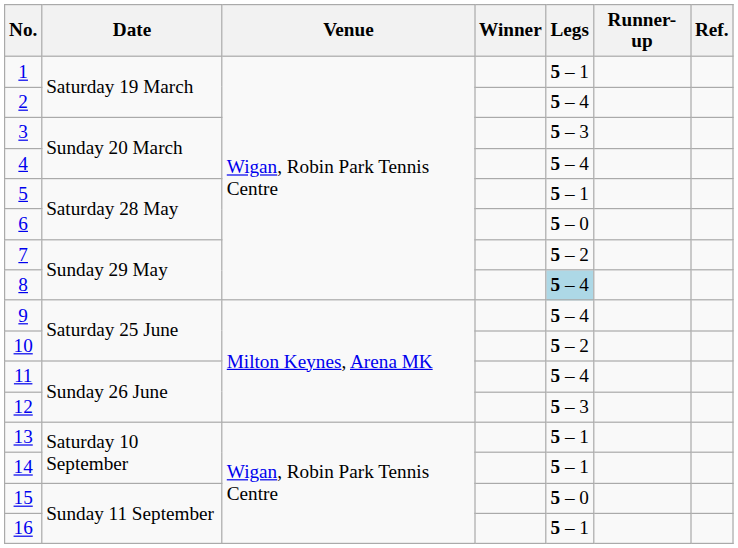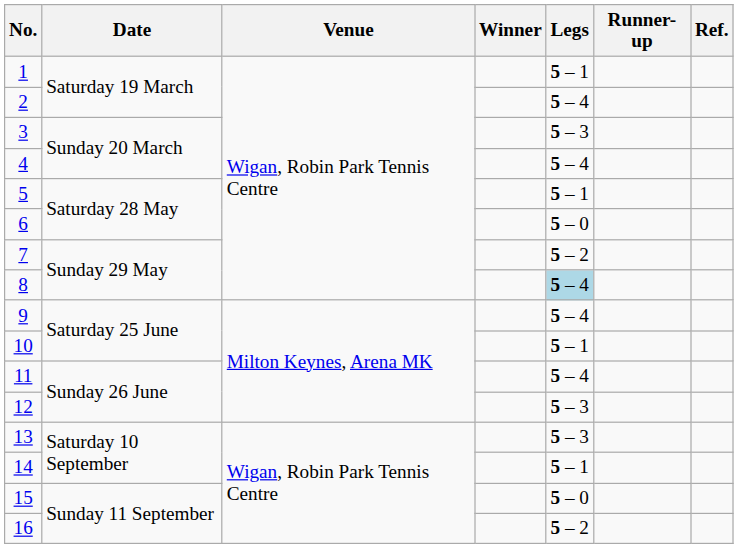(570, 345) 5 – 2 -> (570, 345) 5 – 1
(570, 437) 5 – 1 -> (570, 437) 5 – 3
(570, 528) 5 – 1 -> (570, 528) 5 – 2
